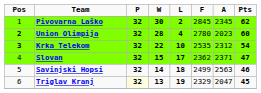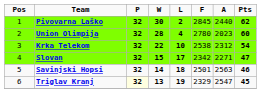(224, 23) 2345 -> (224, 23) 2440
(19, 35) bold -> (19, 35) normal
(19, 47) bold -> (19, 47) normal
(202, 47) 2535 -> (202, 47) 2538
(202, 58) 2362 -> (202, 58) 2342
(224, 58) 2371 -> (224, 58) 2271
(202, 70) 2499 -> (202, 70) 2501
(224, 82) 2047 -> (224, 82) 2547
